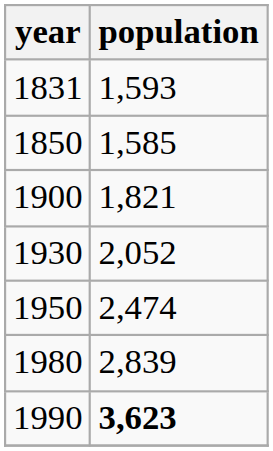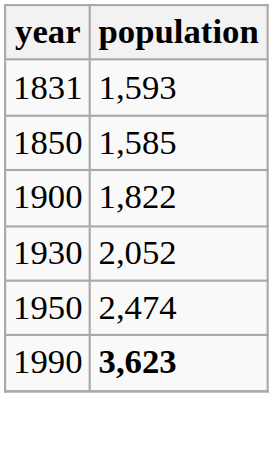(138, 197) 1,821 -> (138, 197) 1,822
- row: (48, 362)
